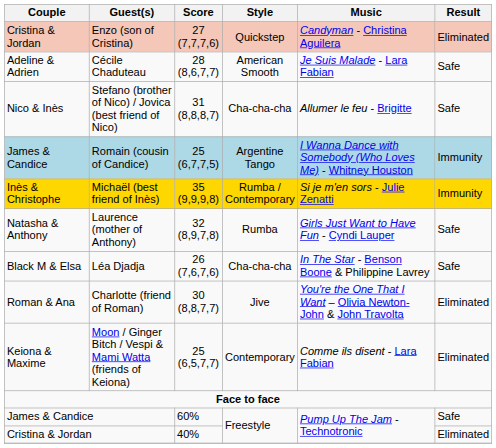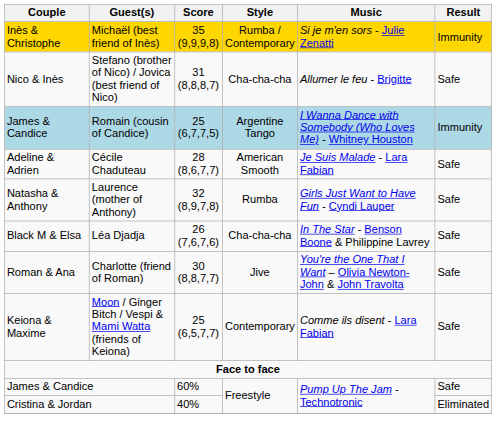- row: (123, 36)
rows swapped: (119, 66) <-> (126, 193)
(463, 302) Eliminated -> (449, 272) Safe
(463, 357) Eliminated -> (449, 327) Safe
